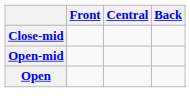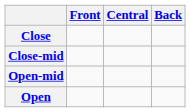+ row: (36, 35)
